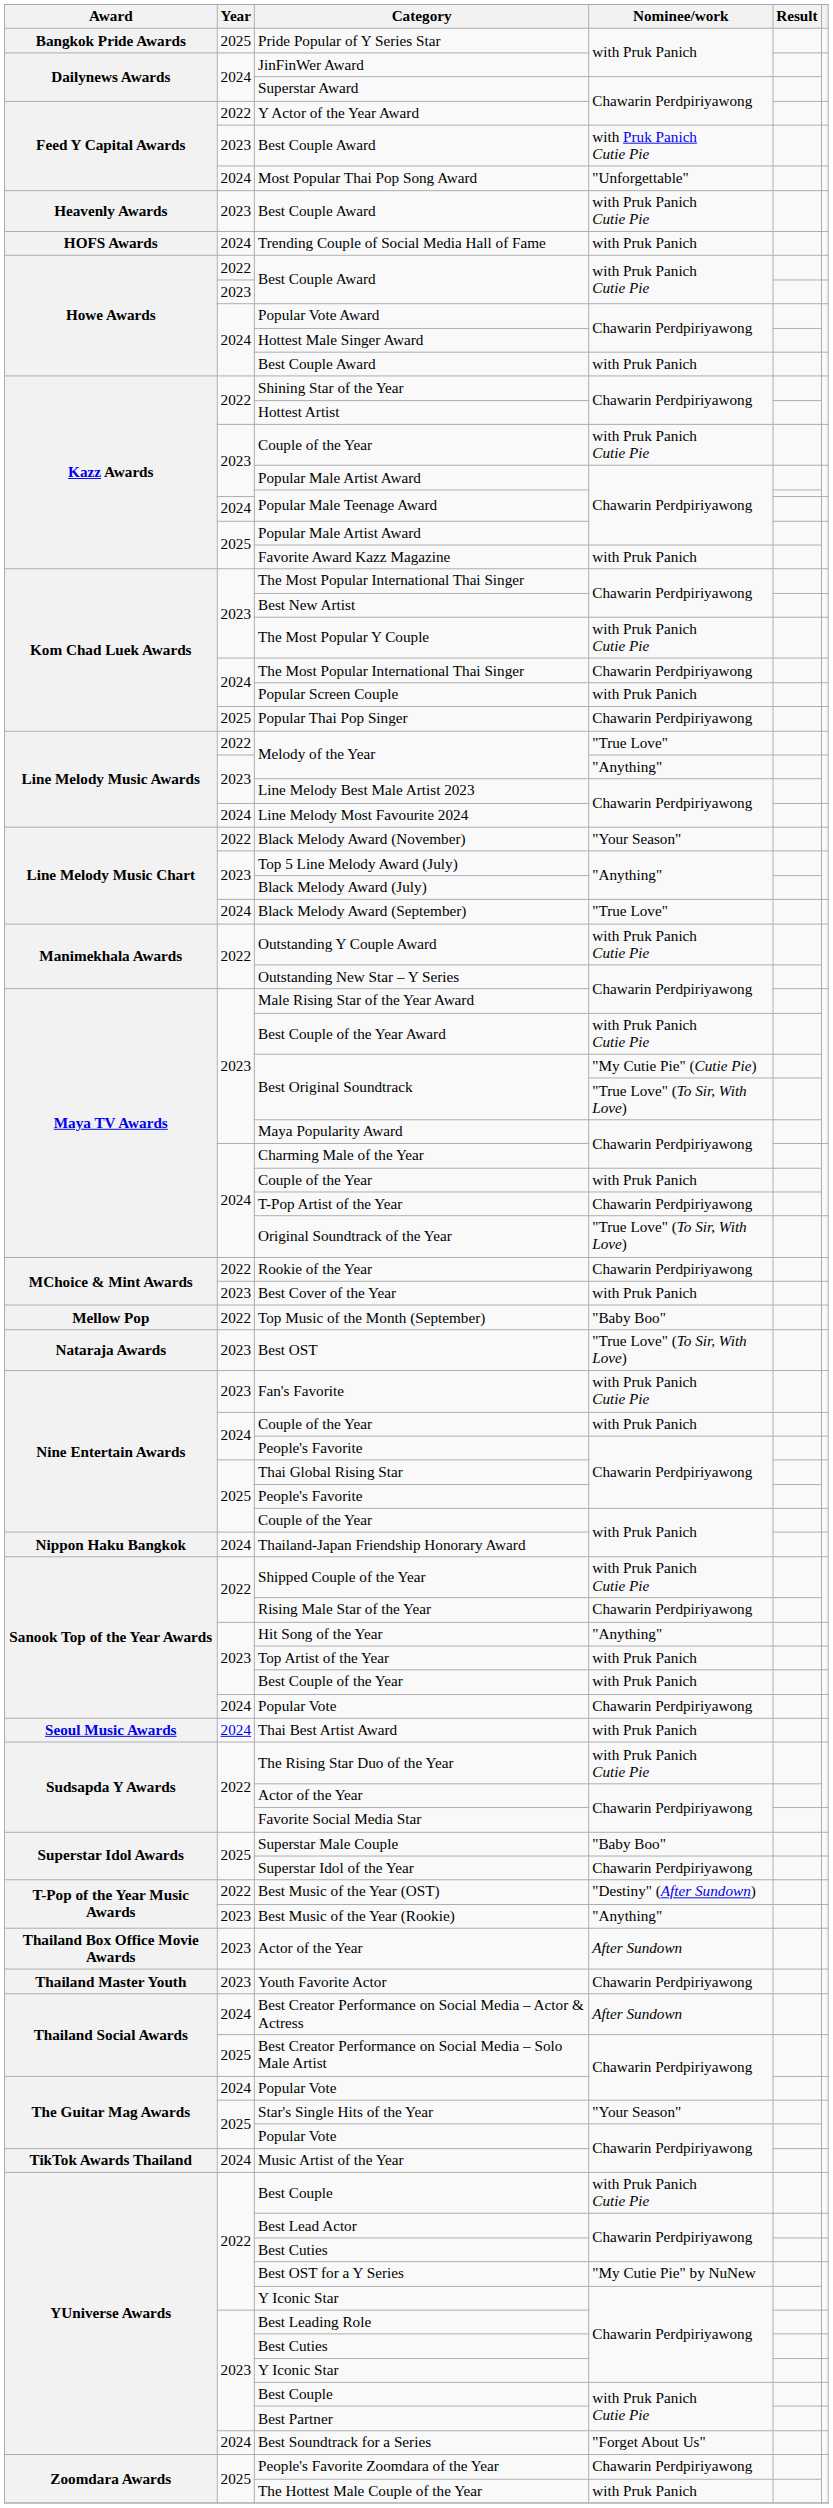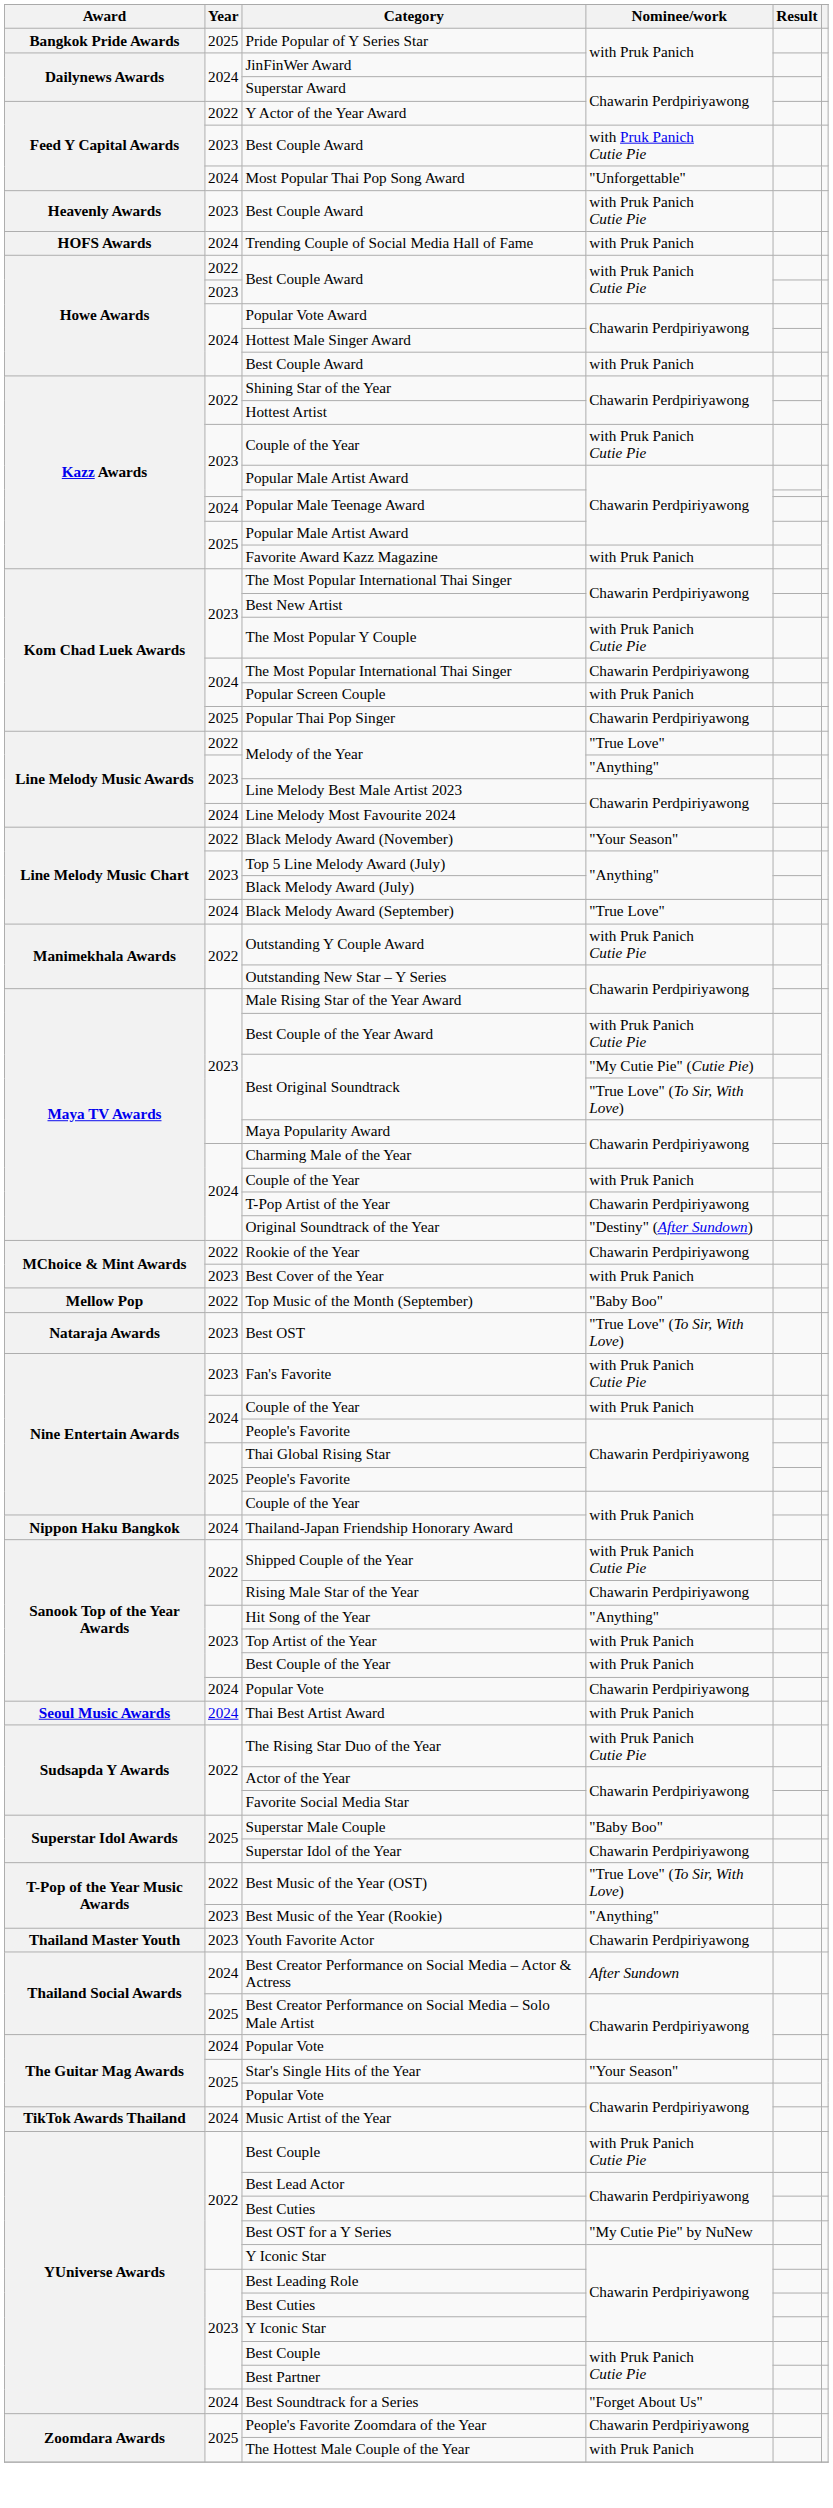(669, 1236) "True Love" (To Sir, With Love) -> (671, 1228) "Destiny" (After Sundown)
(674, 1892) "Destiny" (After Sundown) -> (666, 1883) "True Love" (To Sir, With Love)
- row: (236, 1948)
